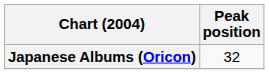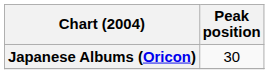(232, 56) 32 -> (232, 56) 30
